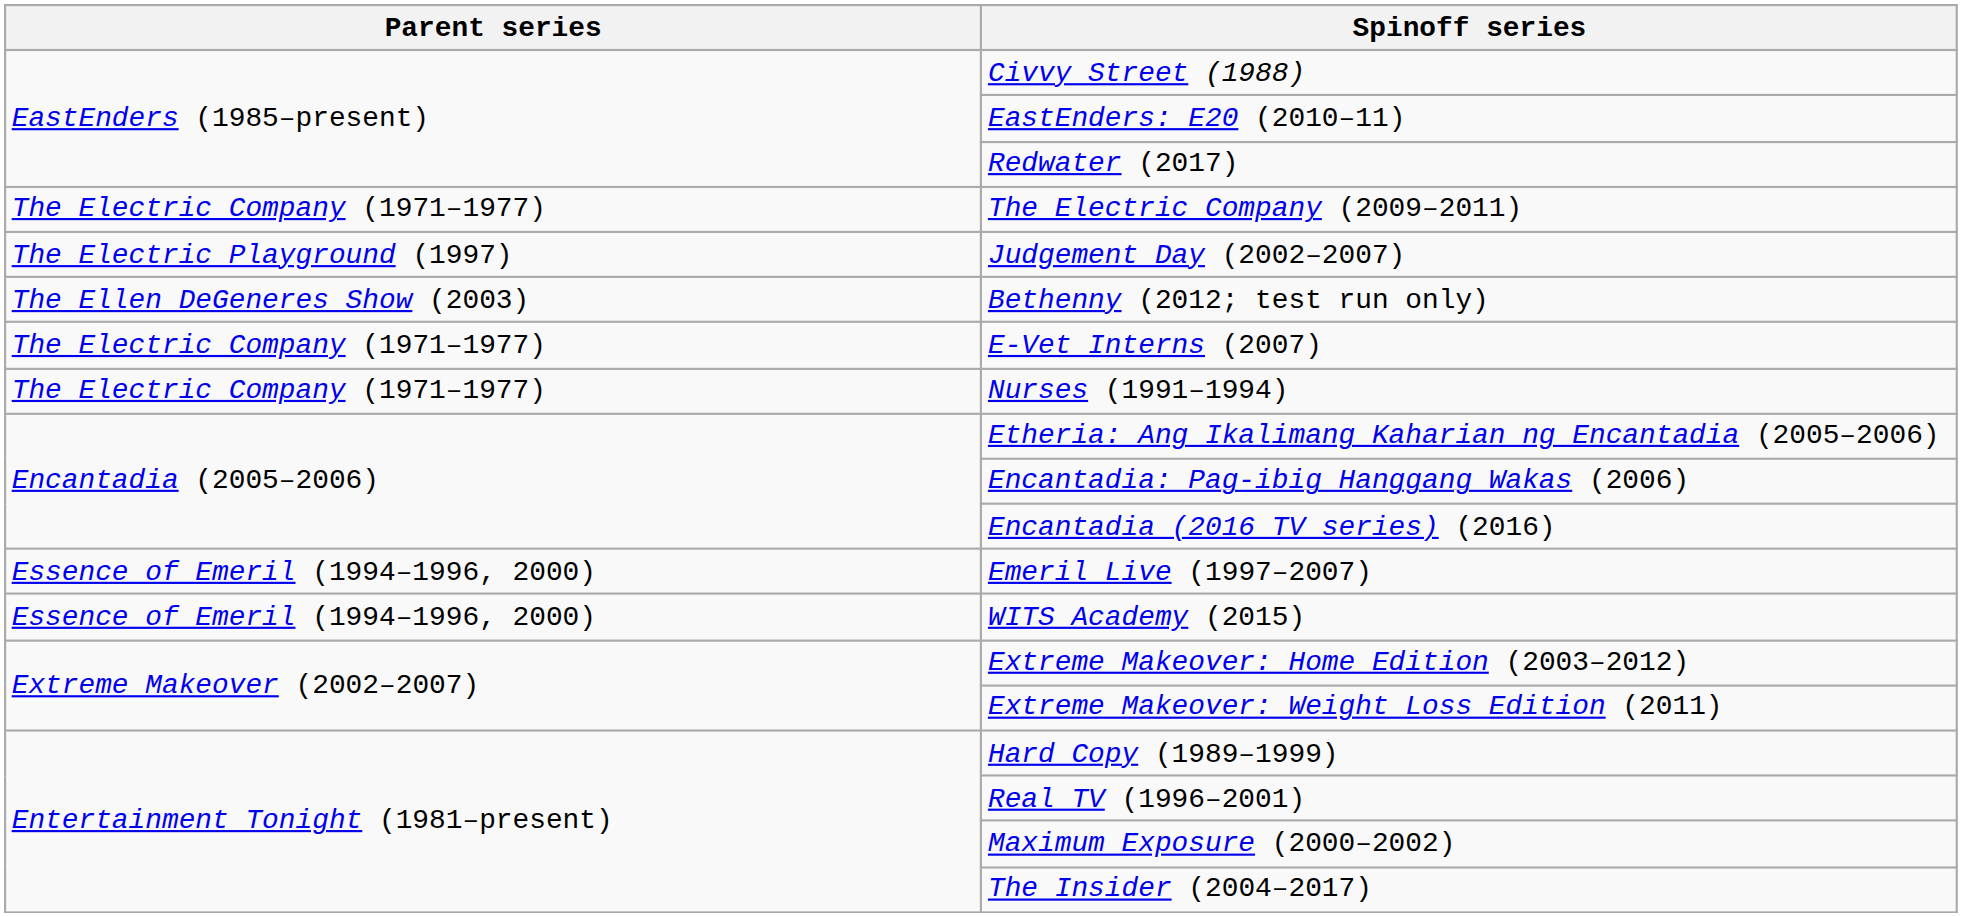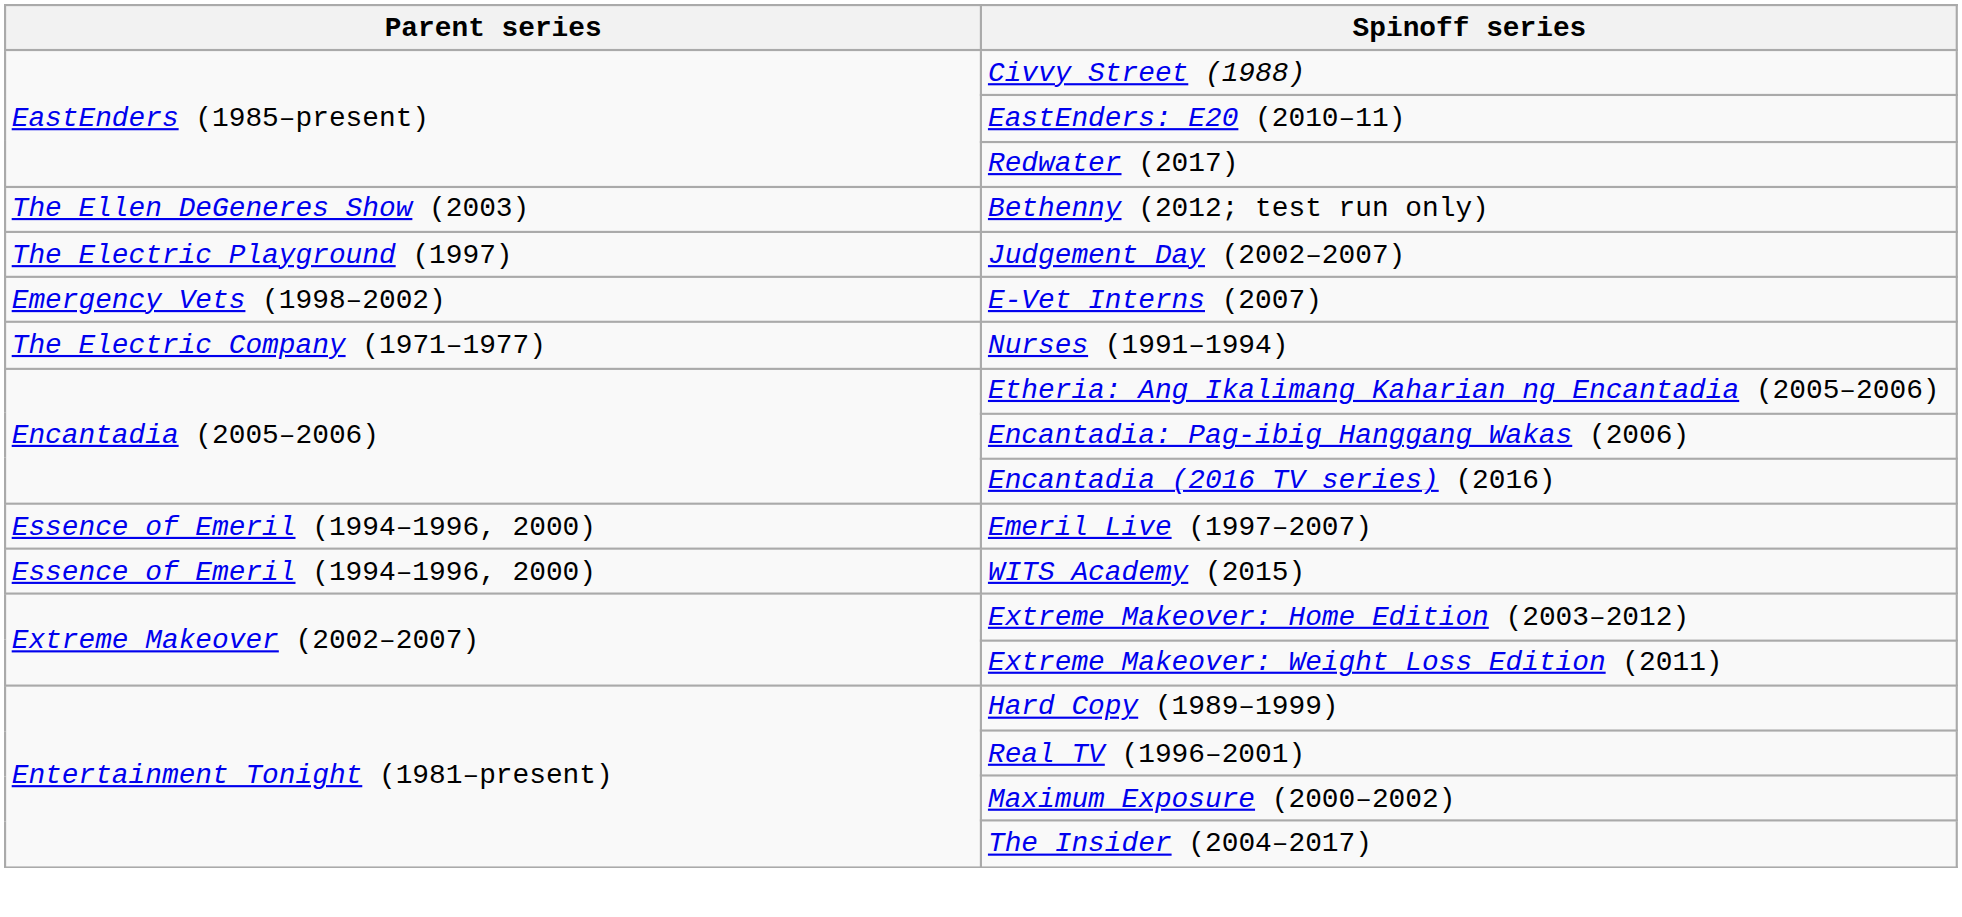- row: (1255, 209)
rows swapped: (1197, 254) <-> (1238, 300)
(279, 345) The Electric Company (1971–1977) -> (229, 300) Emergency Vets (1998–2002)
